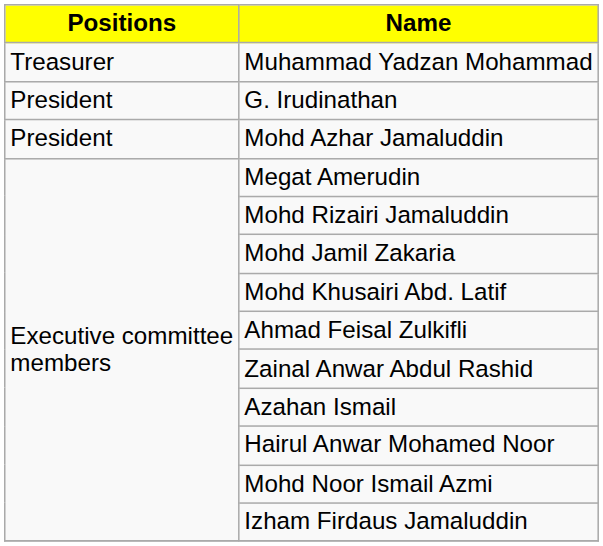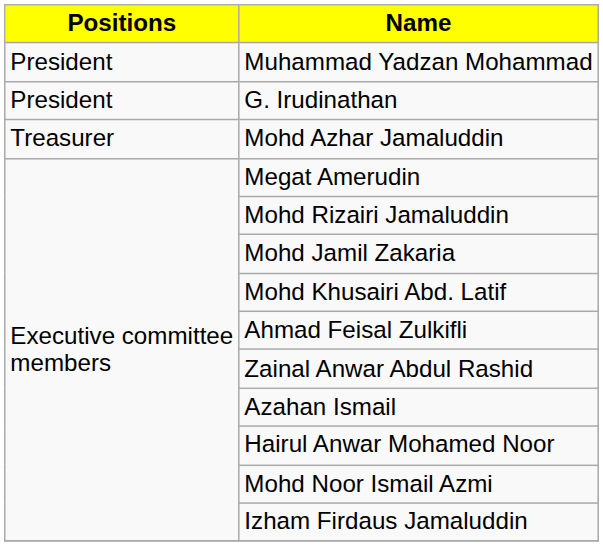(62, 61) Treasurer -> (61, 61) President
(61, 138) President -> (62, 138) Treasurer
